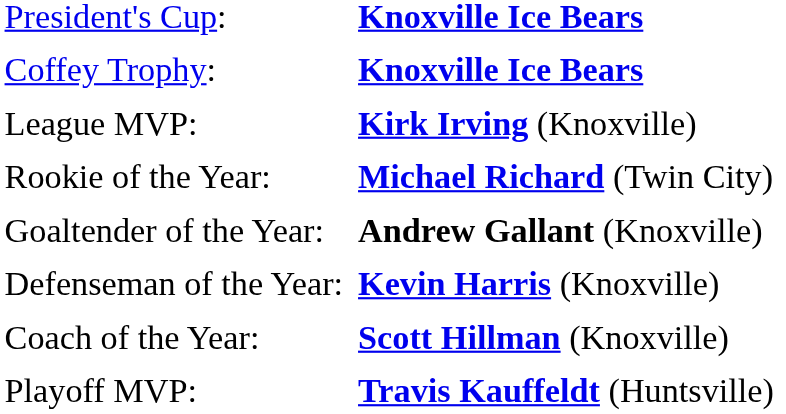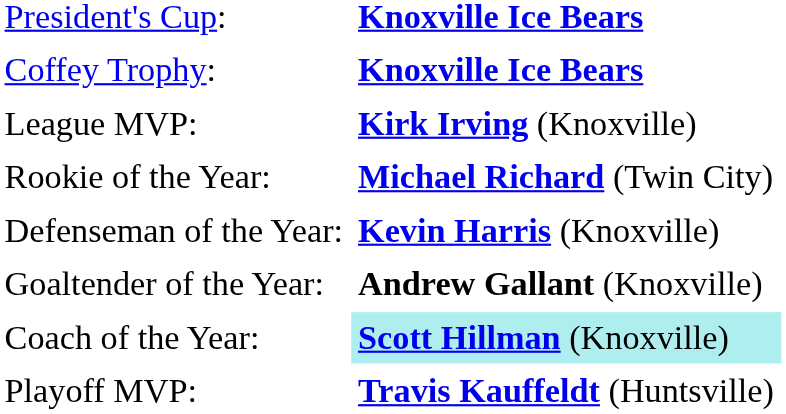rows swapped: (174, 283) <-> (164, 230)
(543, 337) no background -> (543, 337) paleturquoise background
